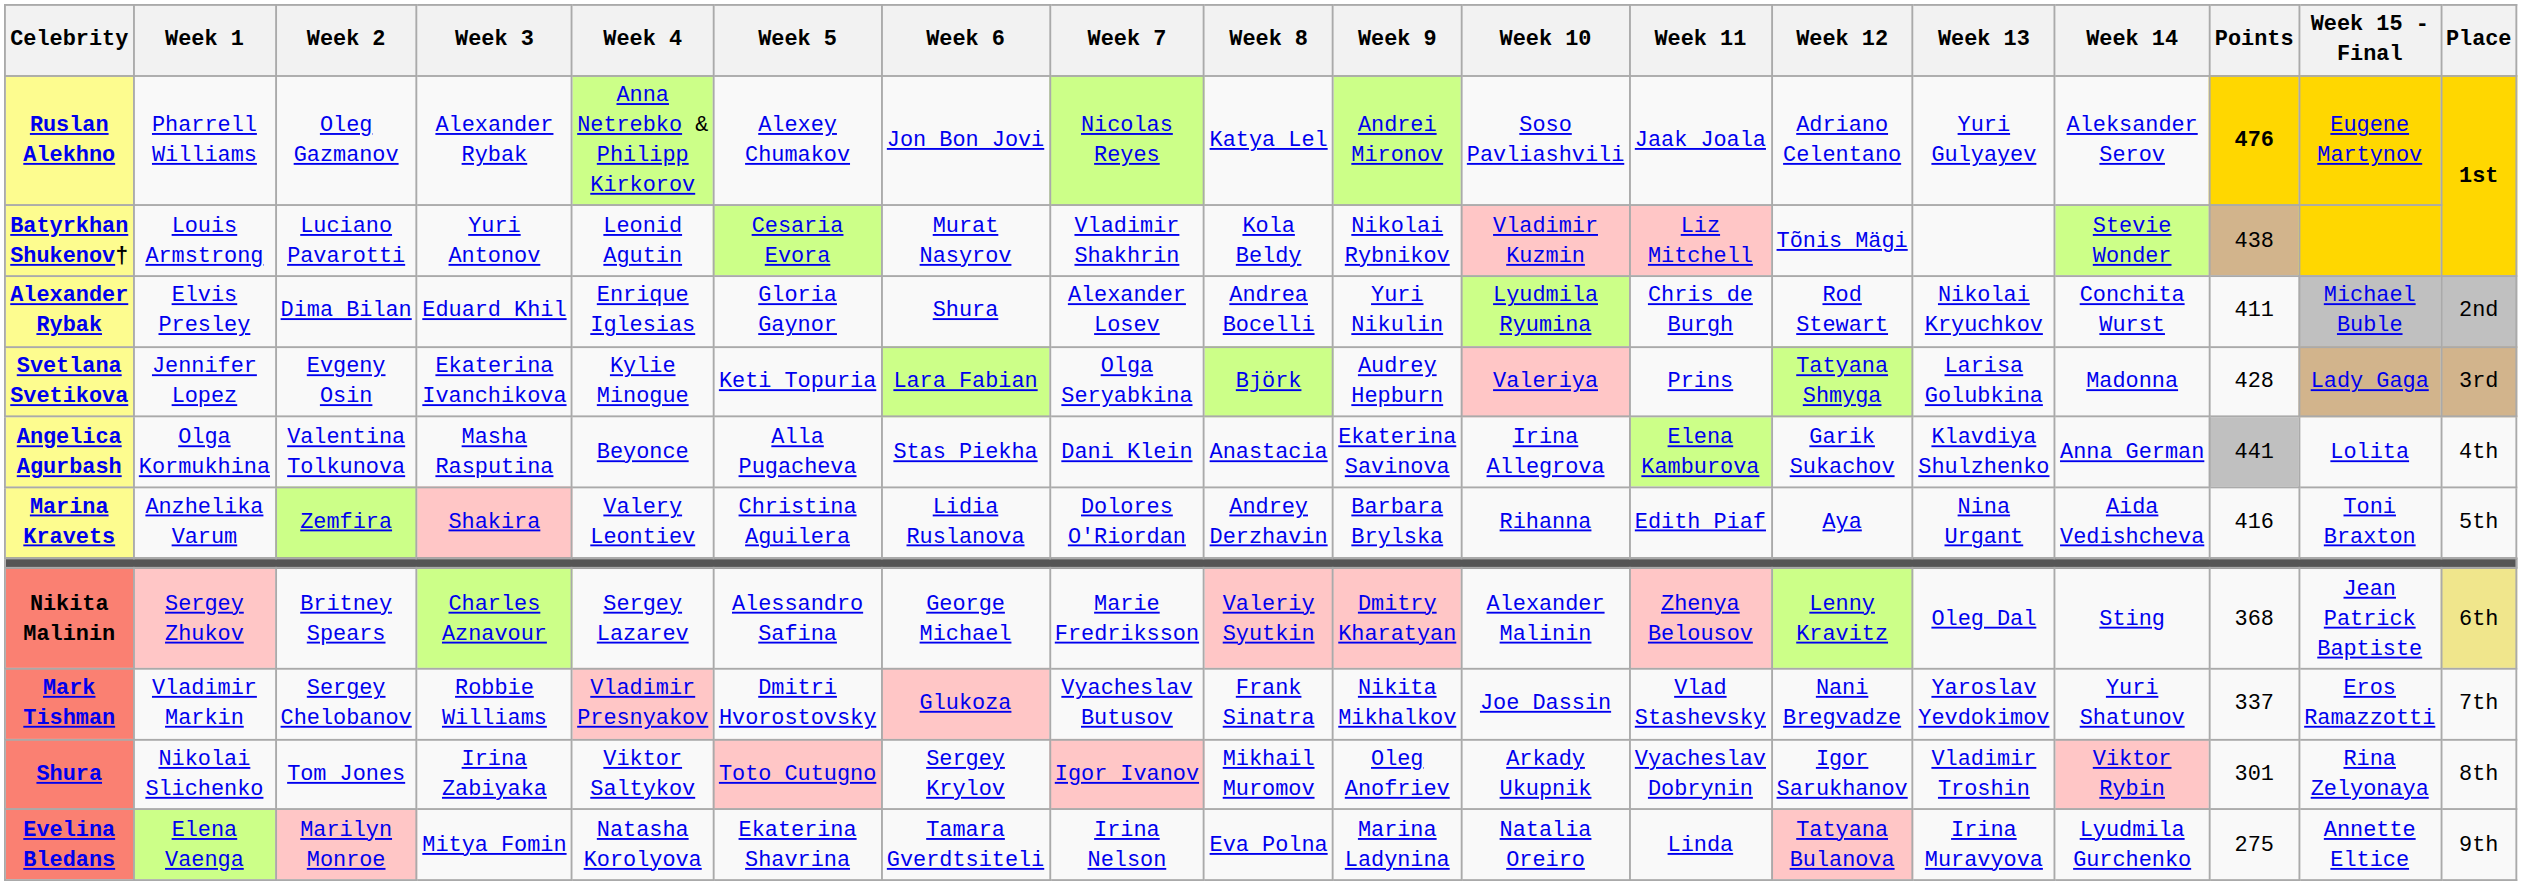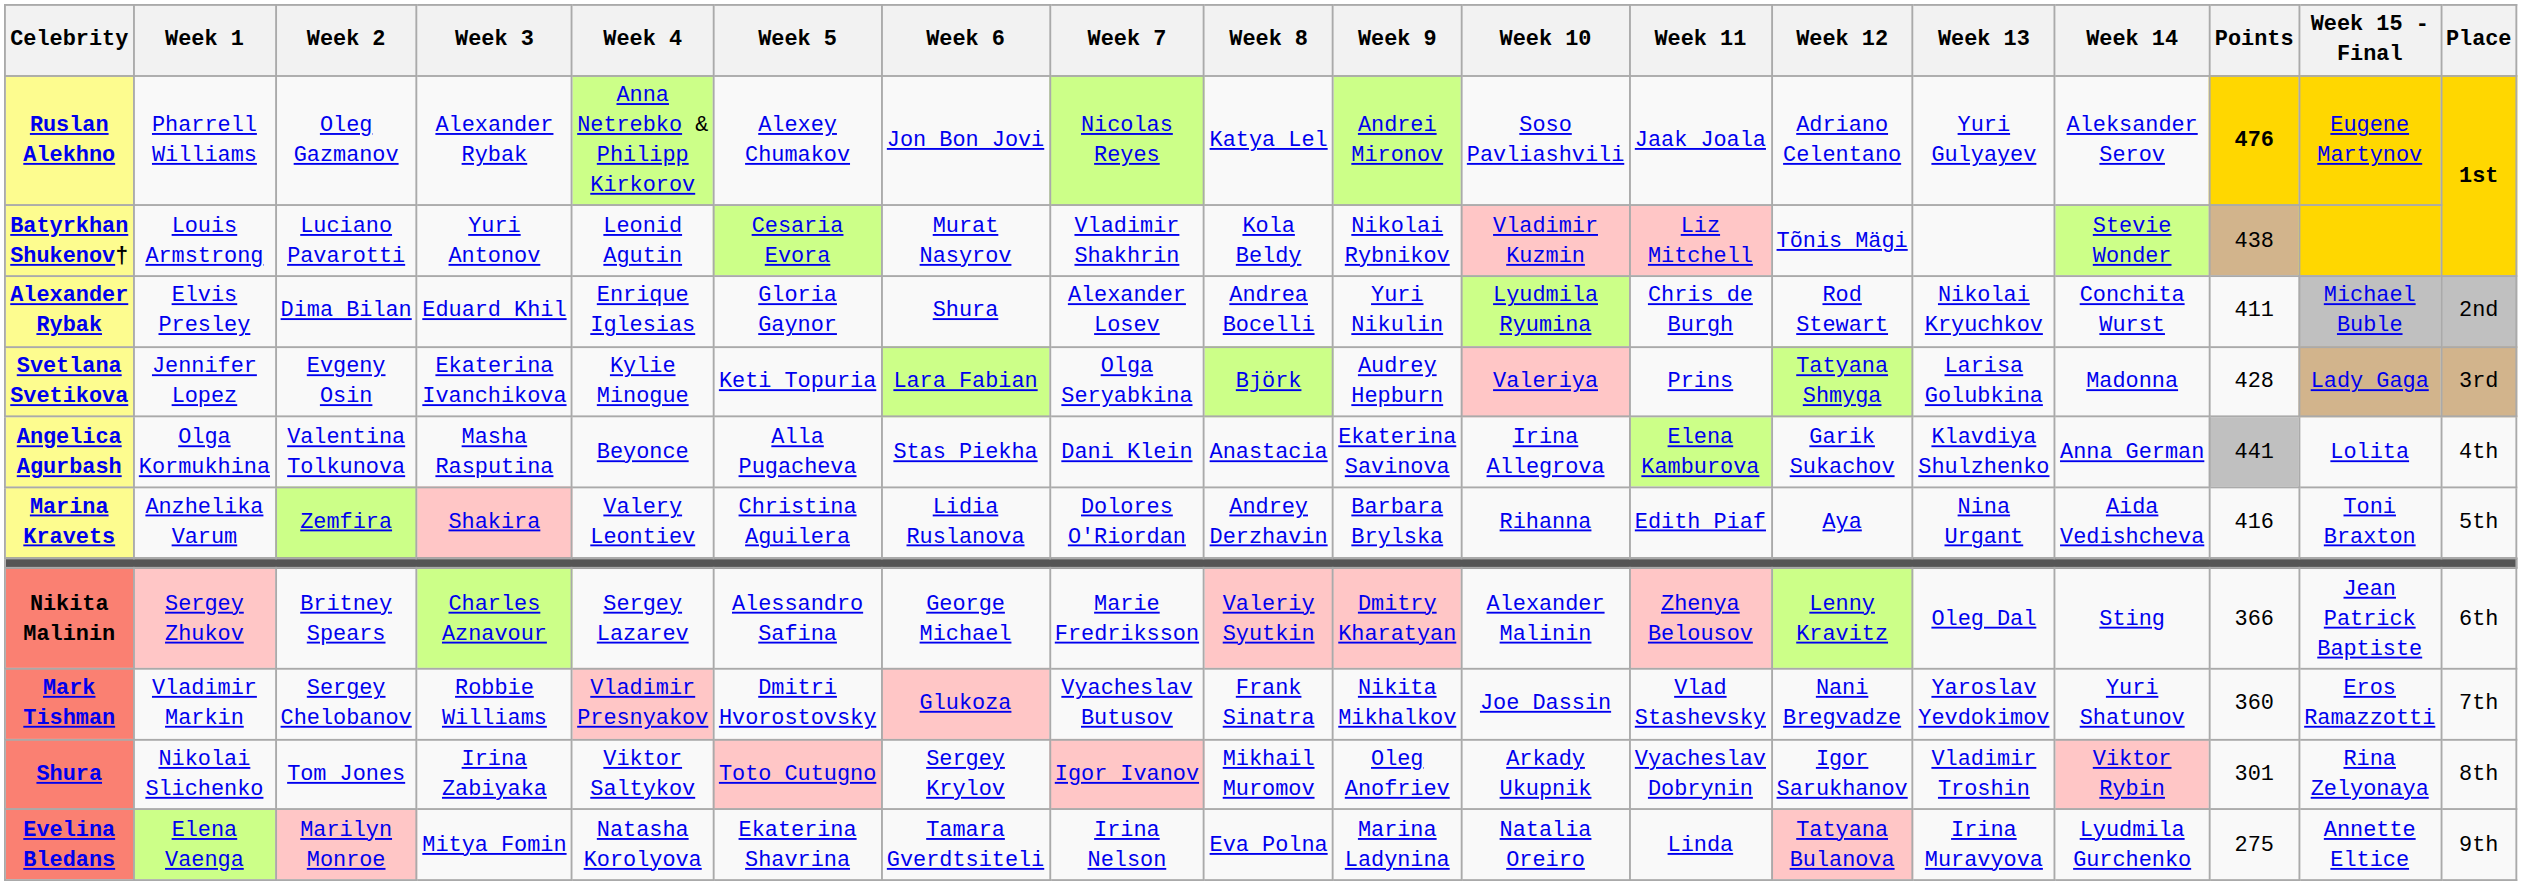(2254, 618) 368 -> (2254, 618) 366
(2479, 618) khaki background -> (2479, 618) no background
(2254, 704) 337 -> (2254, 704) 360
